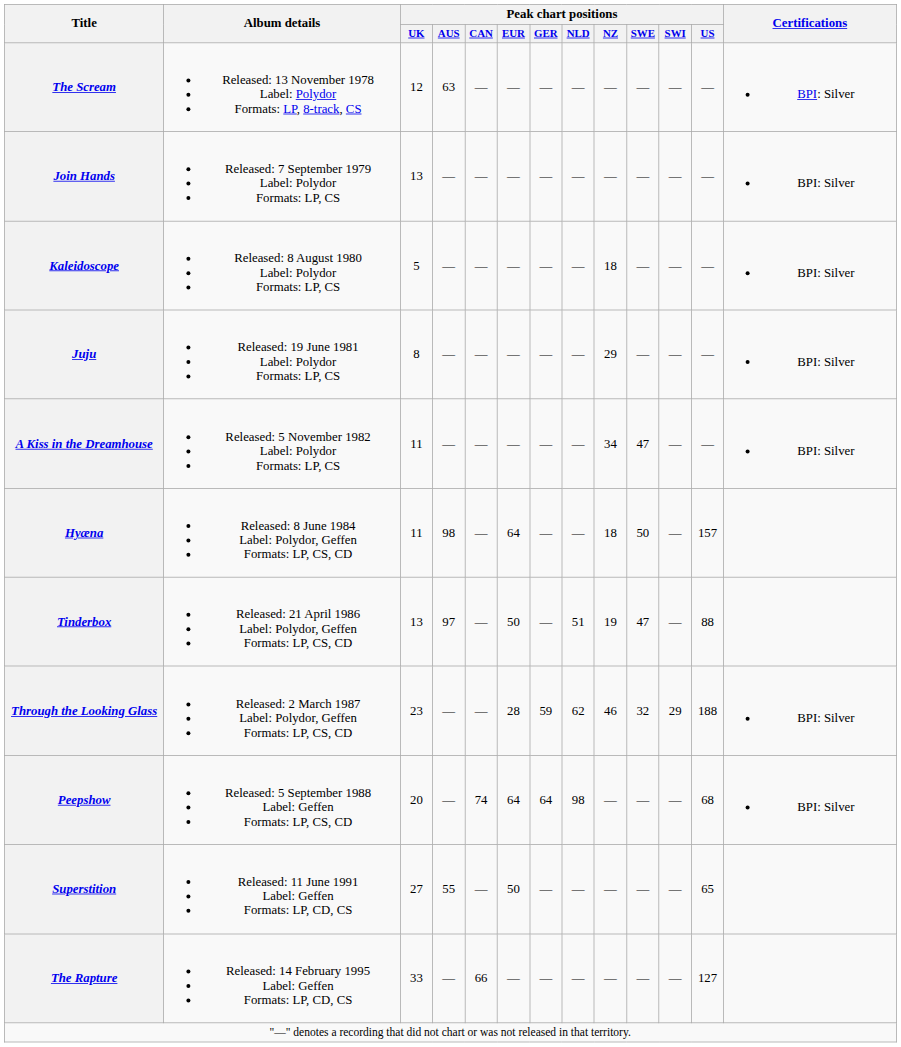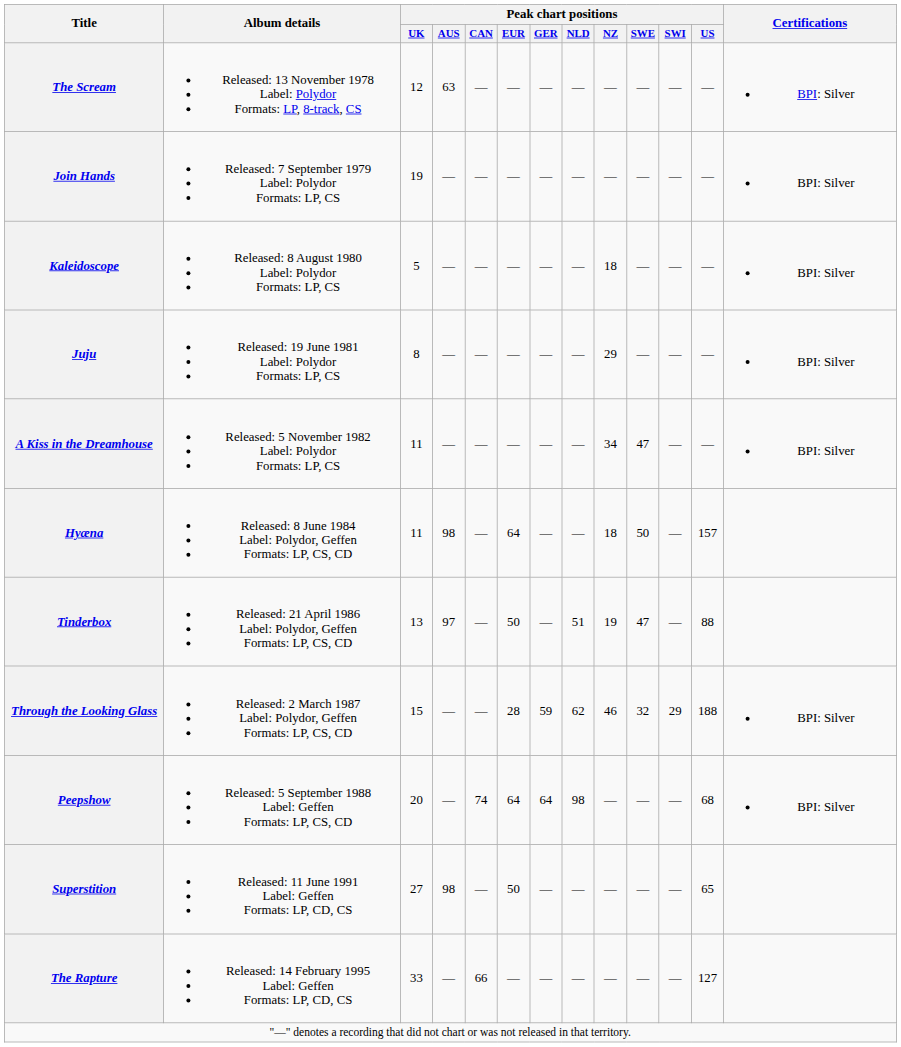(416, 176) 13 -> (416, 176) 19
(416, 710) 23 -> (416, 710) 15
(449, 889) 55 -> (449, 889) 98
